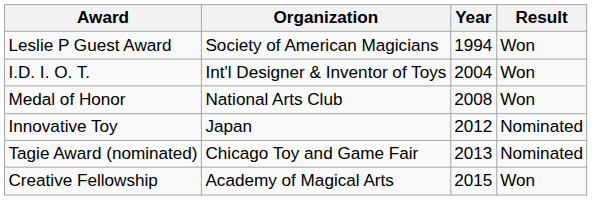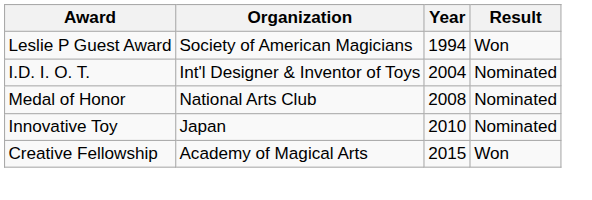(518, 72) Won -> (516, 72) Nominated
(518, 99) Won -> (516, 99) Nominated
(473, 126) 2012 -> (447, 126) 2010
- row: (103, 153)
